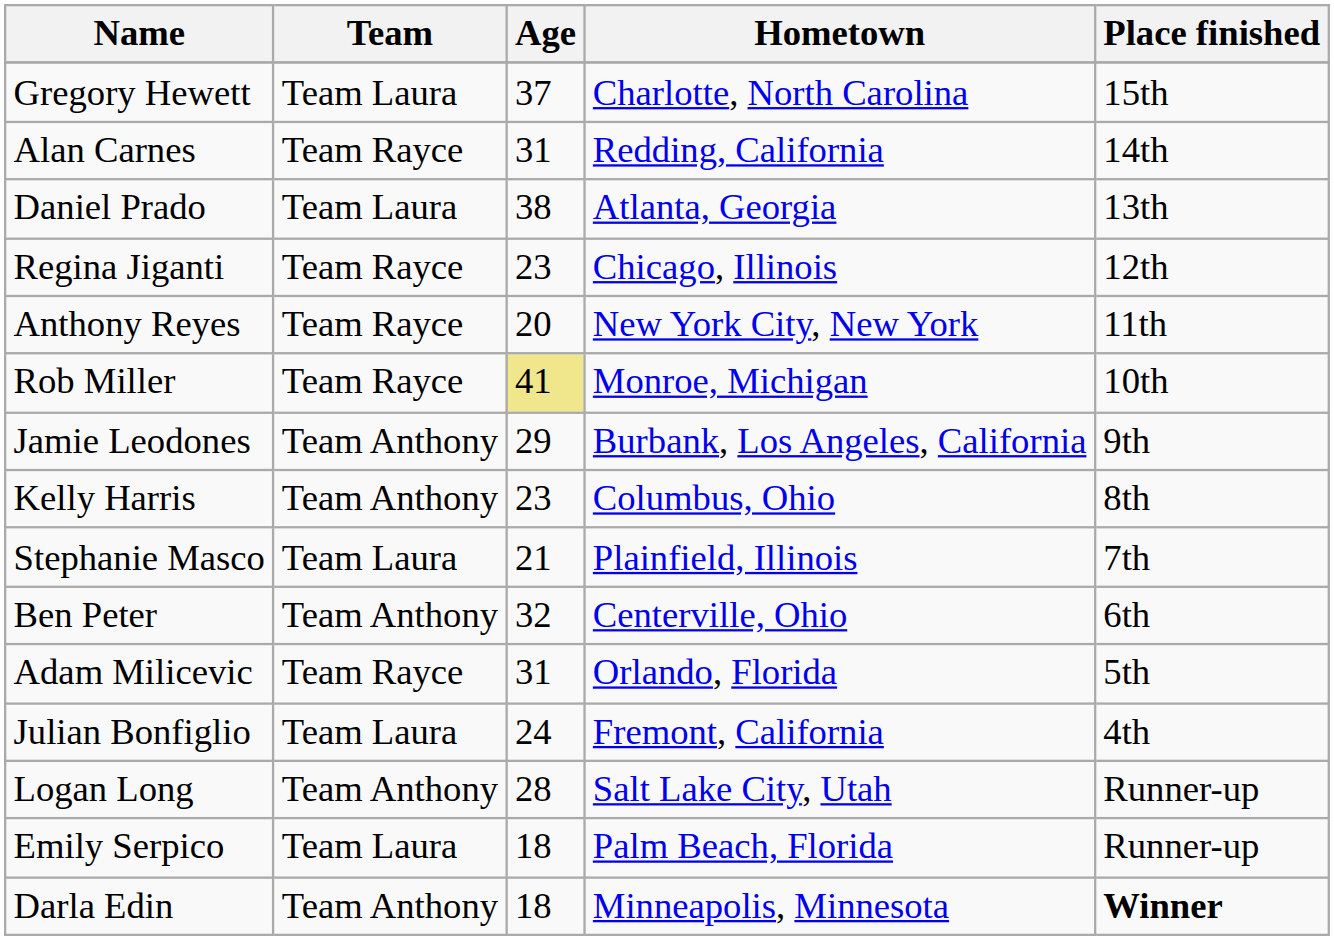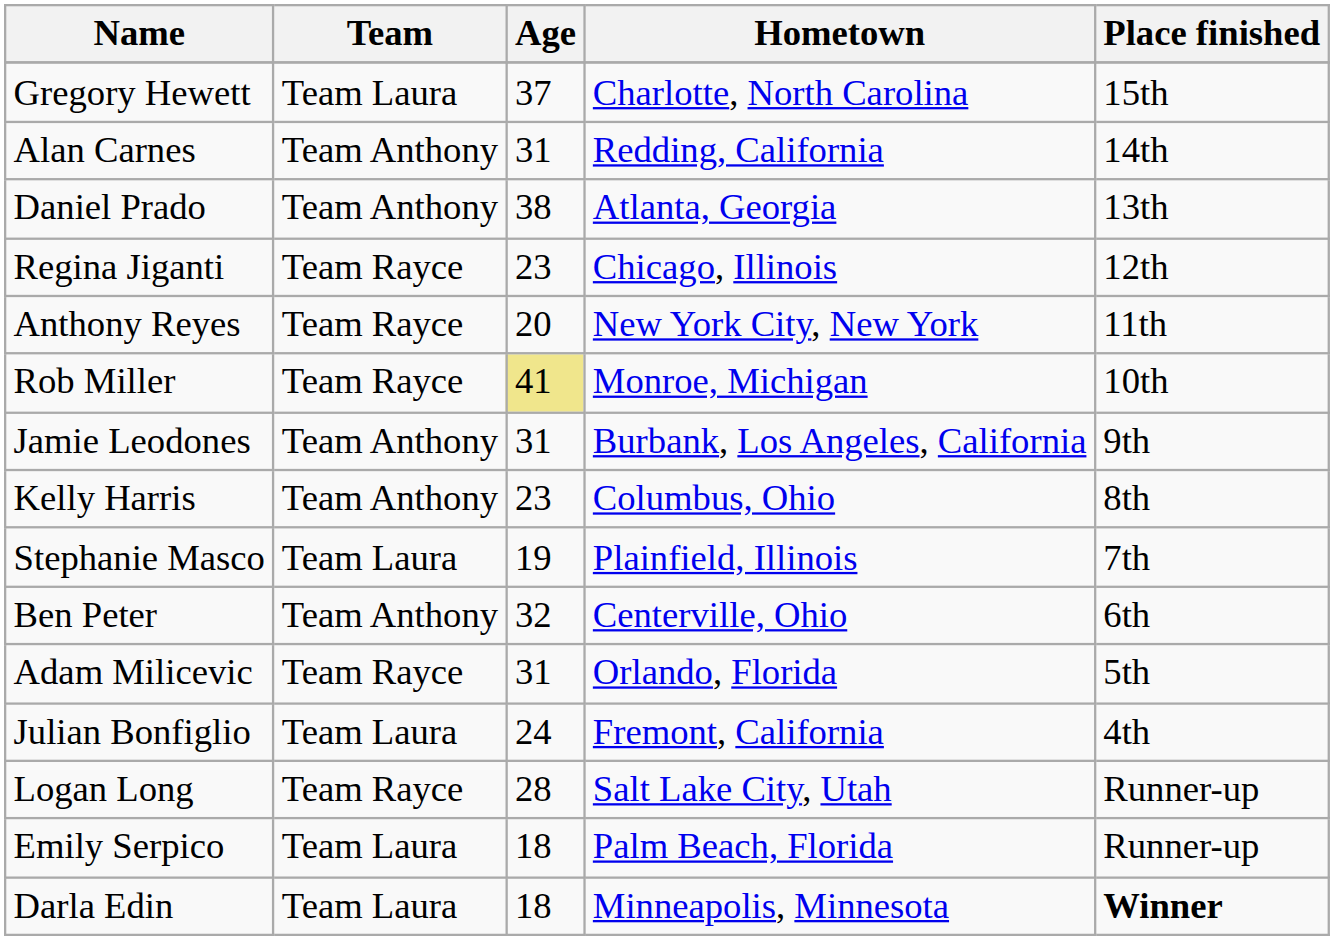(373, 149) Team Rayce -> (390, 149) Team Anthony
(370, 207) Team Laura -> (390, 207) Team Anthony
(533, 440) 29 -> (533, 440) 31
(533, 556) 21 -> (533, 556) 19
(390, 788) Team Anthony -> (373, 788) Team Rayce
(390, 905) Team Anthony -> (370, 905) Team Laura
